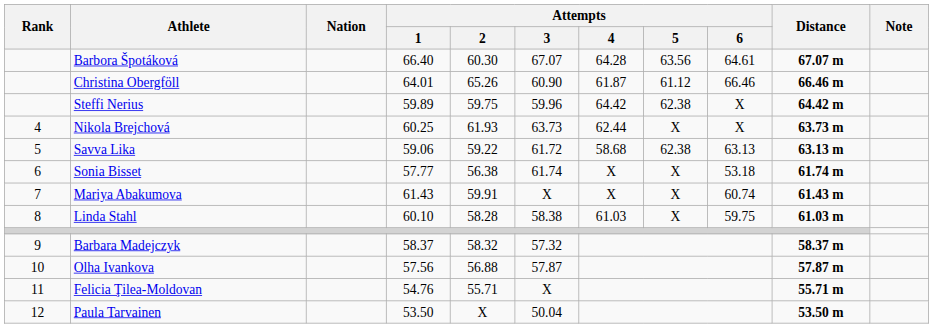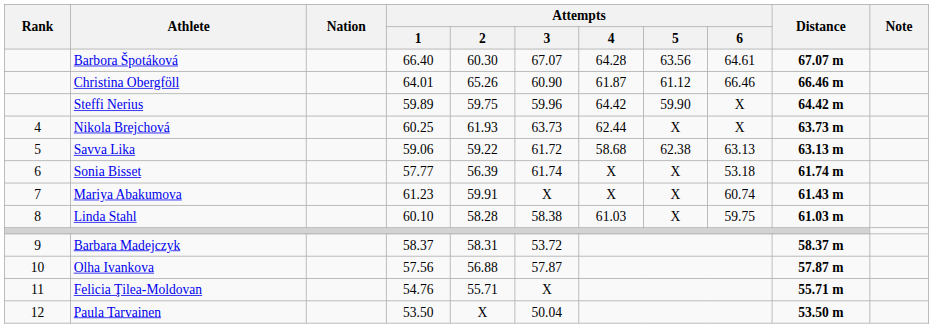(675, 104) 62.38 -> (675, 104) 59.90
(482, 171) 56.38 -> (482, 171) 56.39
(418, 194) 61.43 -> (418, 194) 61.23
(482, 244) 58.32 -> (482, 244) 58.31
(547, 244) 57.32 -> (547, 244) 53.72
